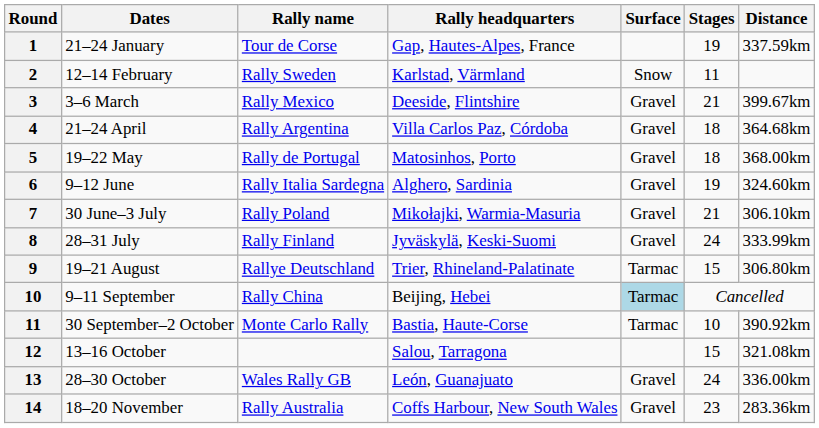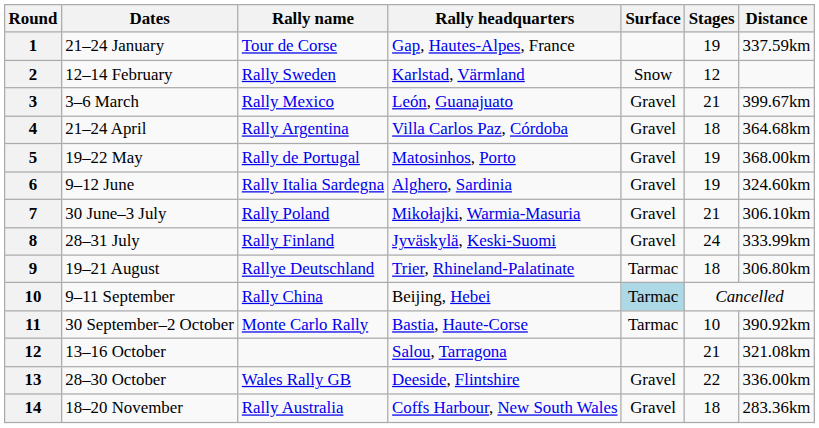(712, 73) 11 -> (712, 73) 12
(456, 101) Deeside, Flintshire -> (453, 101) León, Guanajuato
(712, 157) 18 -> (712, 157) 19
(712, 268) 15 -> (712, 268) 18
(712, 351) 15 -> (712, 351) 21
(453, 379) León, Guanajuato -> (456, 379) Deeside, Flintshire
(712, 379) 24 -> (712, 379) 22
(712, 407) 23 -> (712, 407) 18
